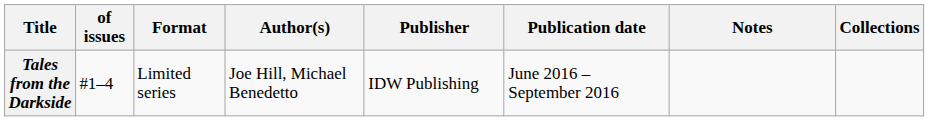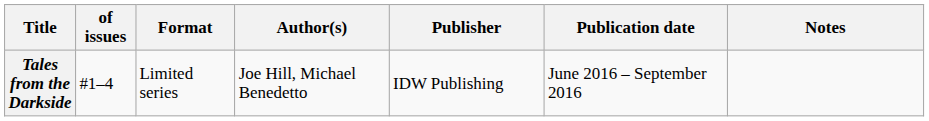- column: (880, 27)
